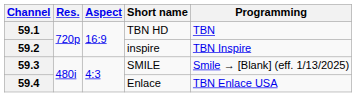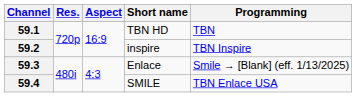(144, 65) SMILE -> (144, 65) Enlace
(144, 83) Enlace -> (144, 83) SMILE
